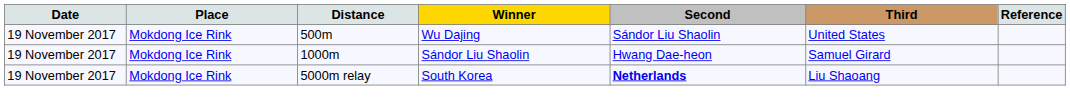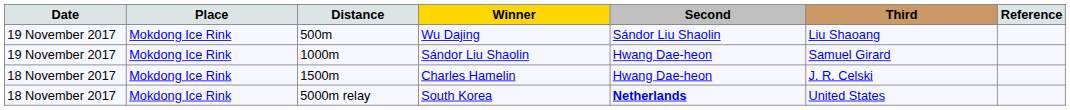(847, 35) United States -> (844, 35) Liu Shaoang
+ row: (468, 75)
(62, 75) 19 November 2017 -> (62, 95) 18 November 2017
(844, 75) Liu Shaoang -> (847, 95) United States
